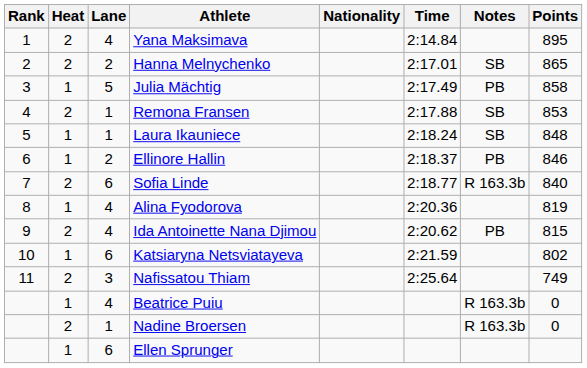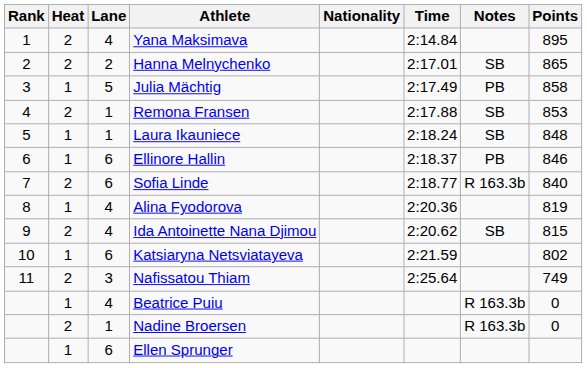(109, 159) 2 -> (109, 159) 6
(495, 231) PB -> (495, 231) SB
